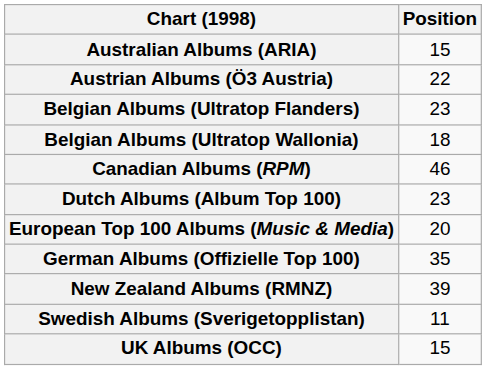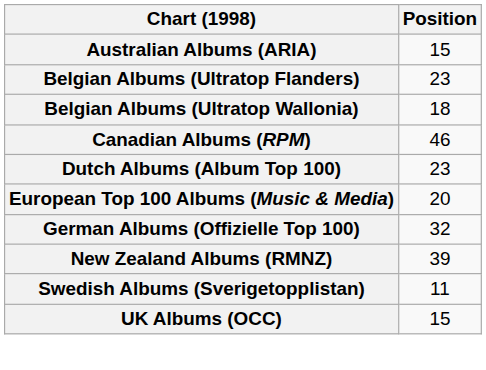- row: (201, 79)
(440, 259) 35 -> (440, 229) 32
